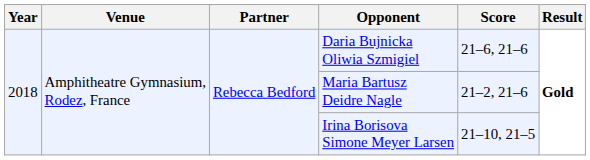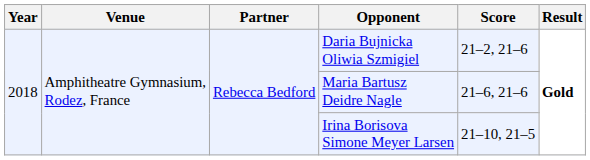(494, 50) 21–6, 21–6 -> (494, 50) 21–2, 21–6
(494, 92) 21–2, 21–6 -> (494, 92) 21–6, 21–6
